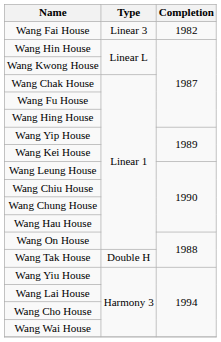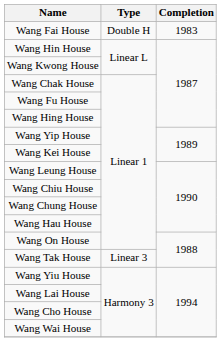(129, 30) Linear 3 -> (129, 30) Double H
(186, 30) 1982 -> (186, 30) 1983
(129, 258) Double H -> (129, 258) Linear 3
